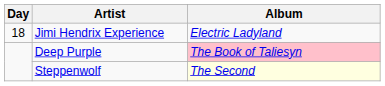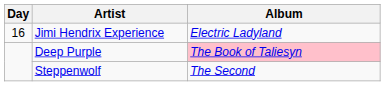(18, 33) 18 -> (18, 33) 16
(223, 71) lightyellow background -> (223, 71) no background
